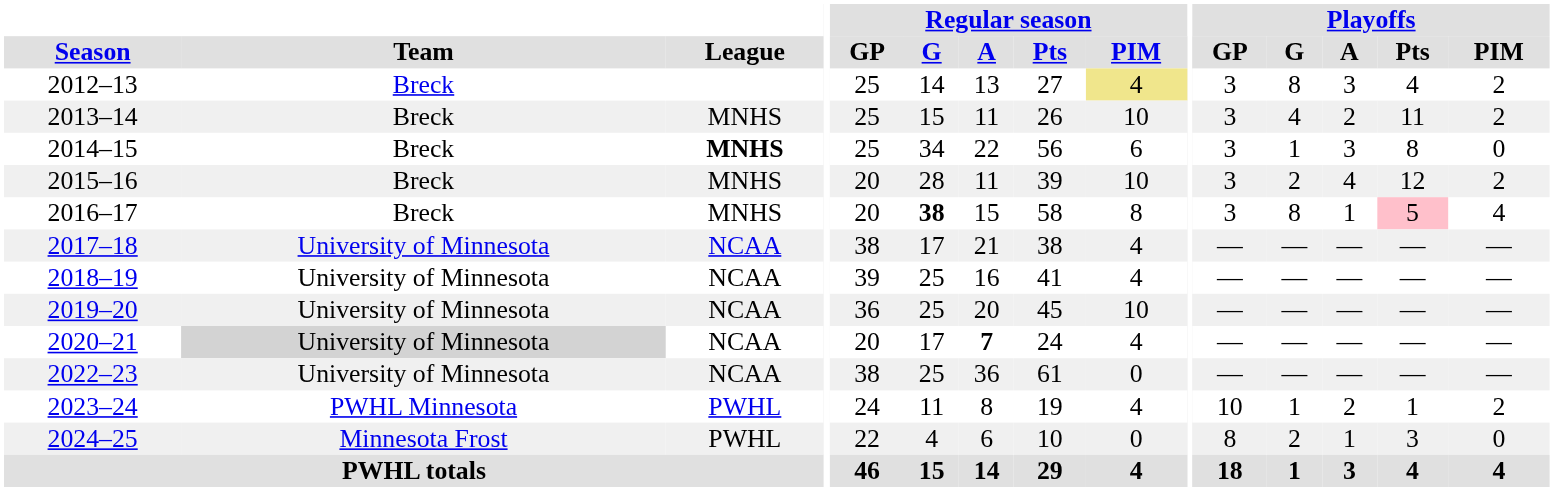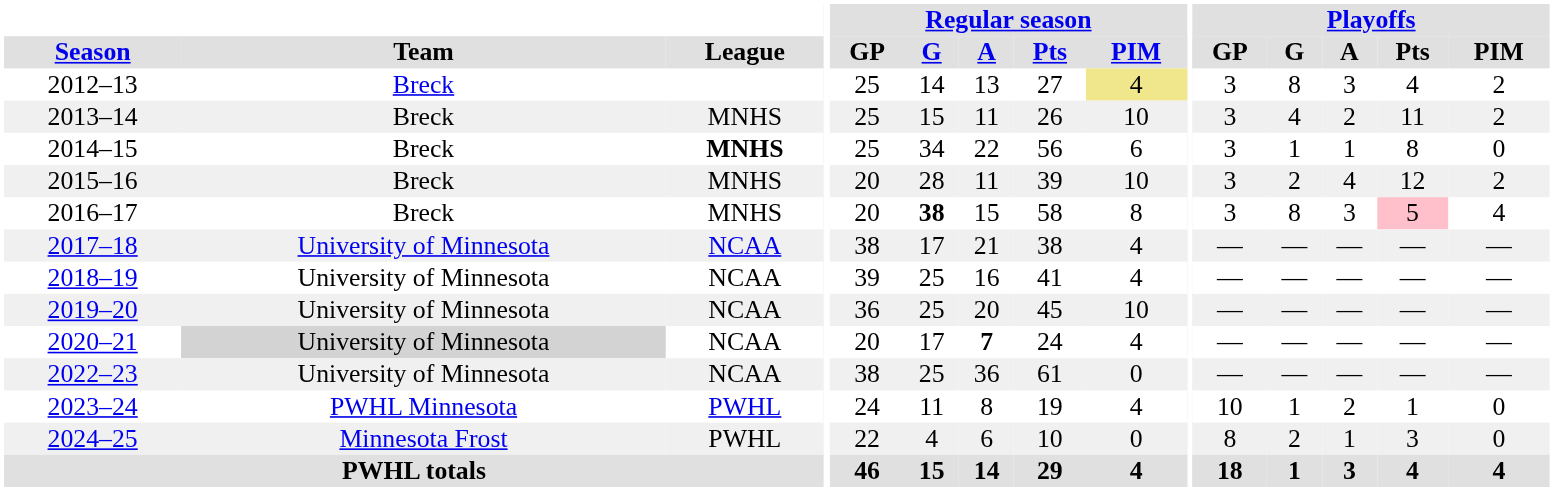(1349, 148) 3 -> (1349, 148) 1
(1349, 212) 1 -> (1349, 212) 3
(1499, 406) 2 -> (1499, 406) 0
